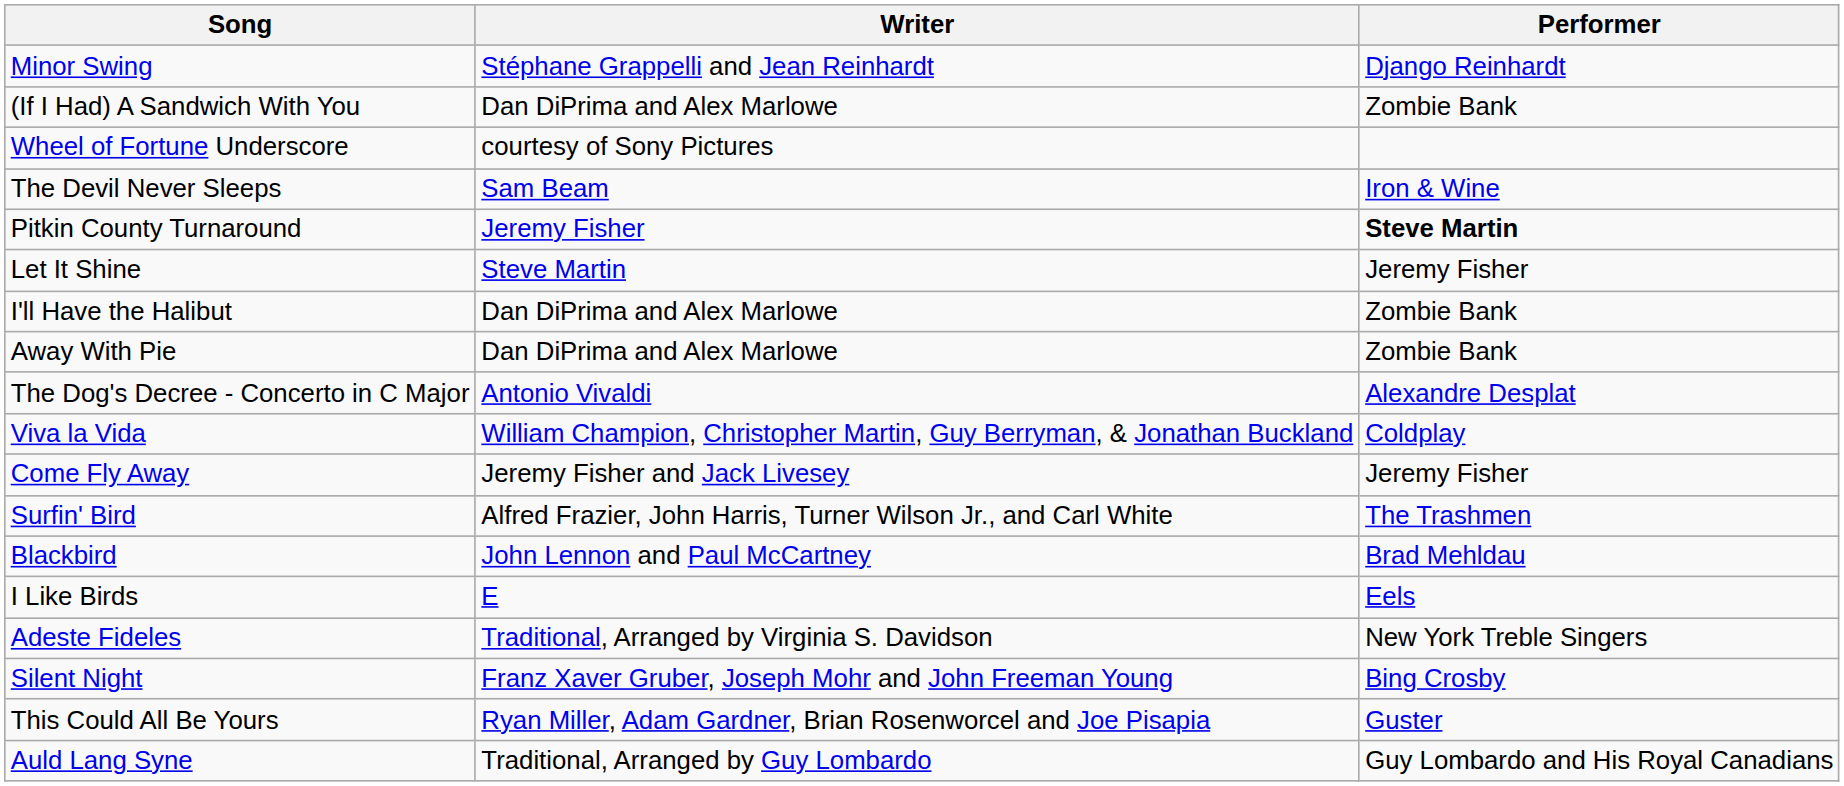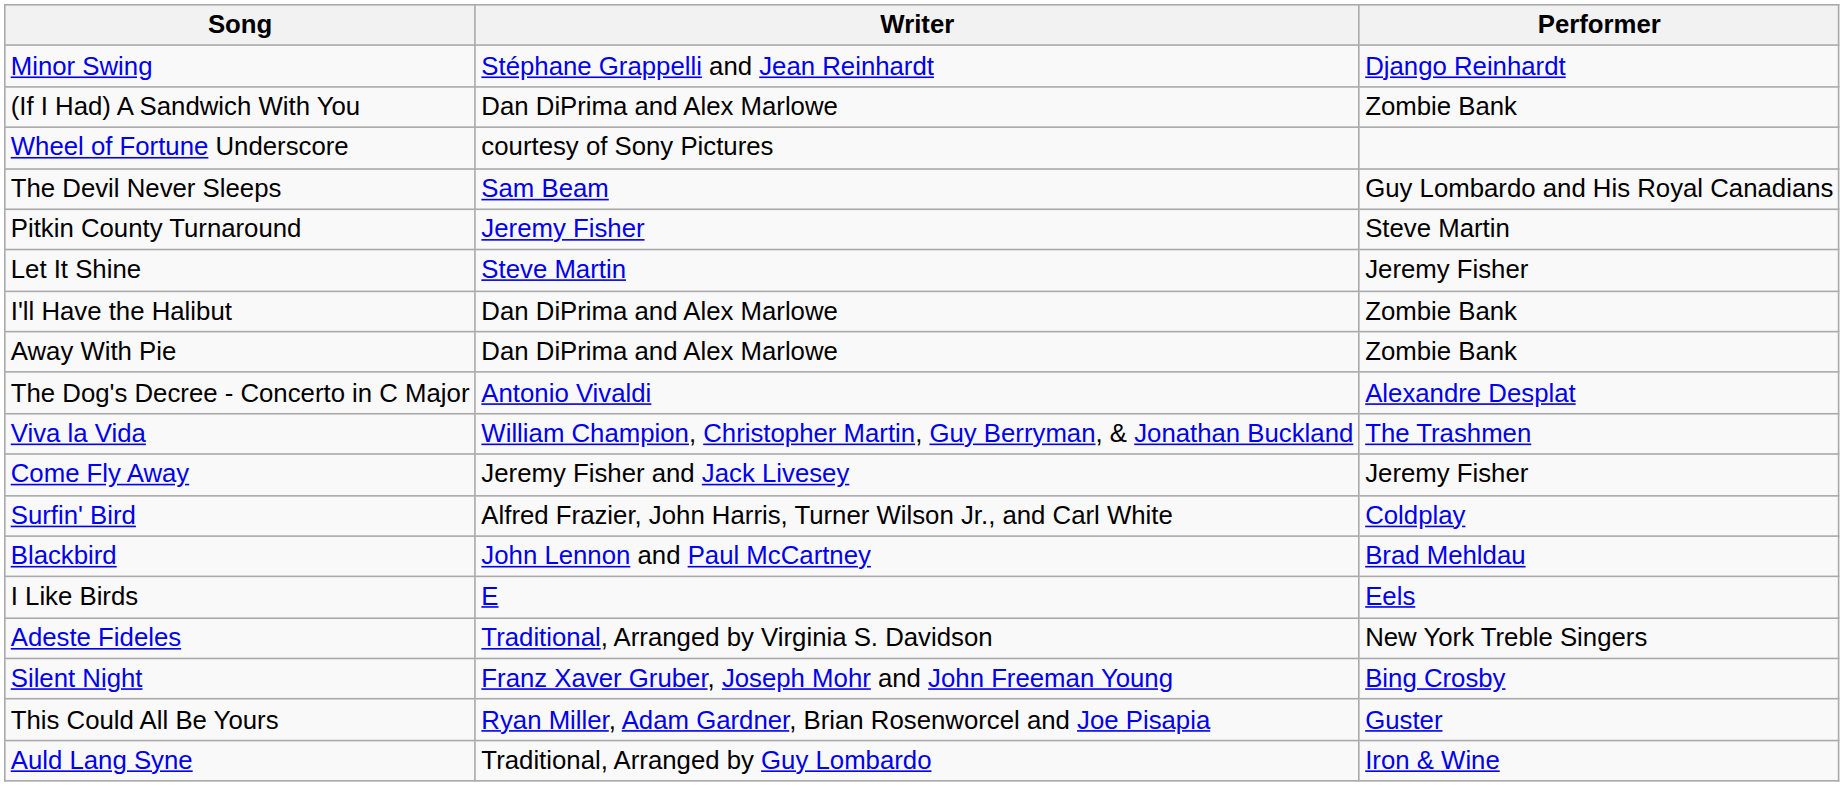(1432, 188) Iron & Wine -> (1599, 188) Guy Lombardo and His Royal Canadians
(1442, 229) bold -> (1437, 229) normal
(1415, 433) Coldplay -> (1448, 433) The Trashmen
(1448, 515) The Trashmen -> (1415, 515) Coldplay
(1599, 760) Guy Lombardo and His Royal Canadians -> (1432, 760) Iron & Wine
